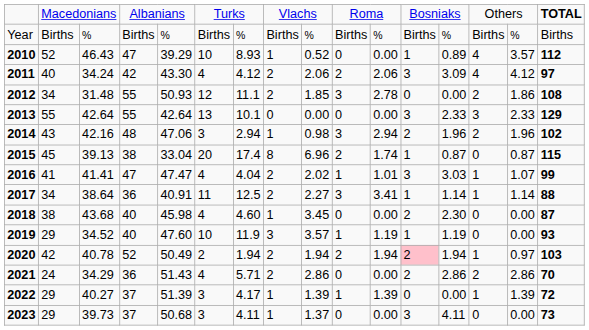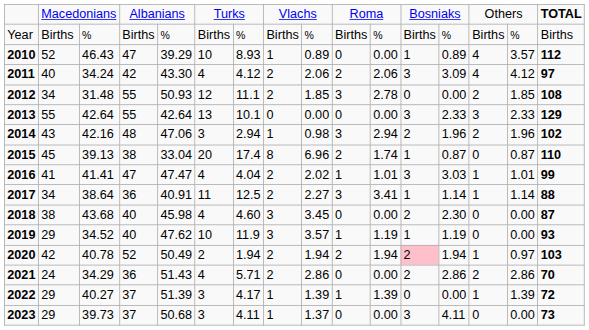(317, 54) 0.52 -> (317, 54) 0.89
(523, 94) 1.86 -> (523, 94) 1.85
(551, 154) 115 -> (551, 154) 110
(523, 174) 1.07 -> (523, 174) 1.01
(270, 214) 1 -> (270, 214) 3
(176, 235) 47.60 -> (176, 235) 47.62
